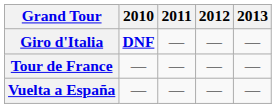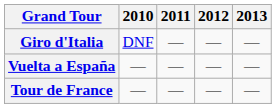(138, 41) bold -> (138, 41) normal
rows swapped: (62, 66) <-> (62, 90)
